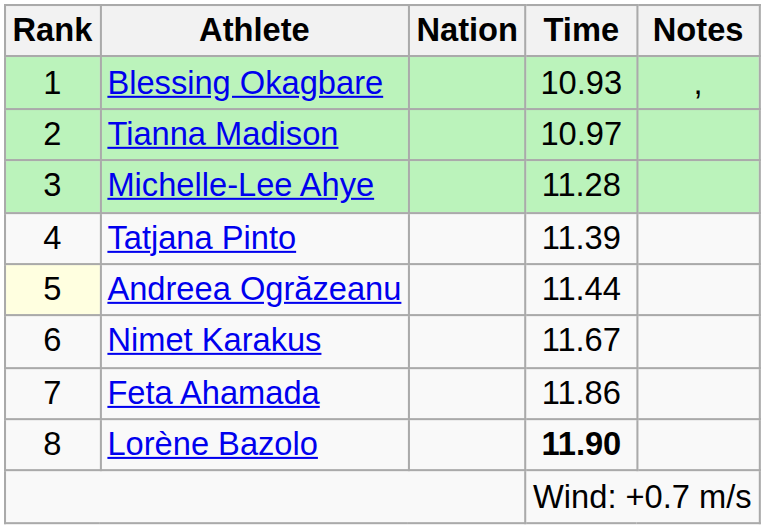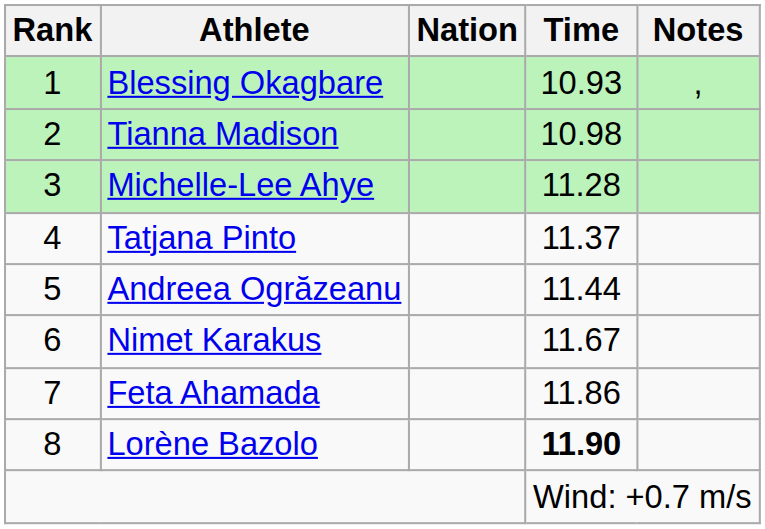(581, 133) 10.97 -> (581, 133) 10.98
(581, 237) 11.39 -> (581, 237) 11.37
(52, 289) lightyellow background -> (52, 289) no background
